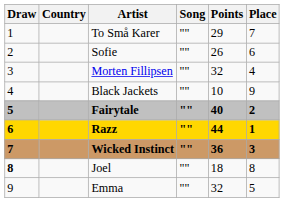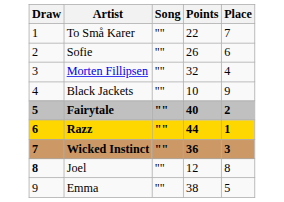- column: (64, 14)
(217, 33) 29 -> (192, 33) 22
(217, 168) 18 -> (192, 168) 12
(217, 187) 32 -> (192, 187) 38
